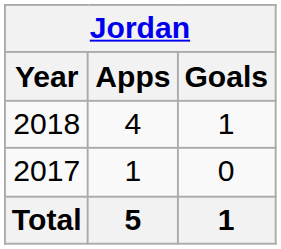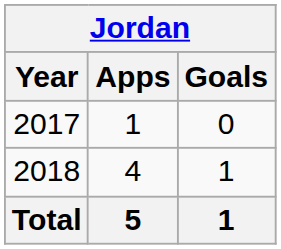rows swapped: (47, 171) <-> (47, 123)
